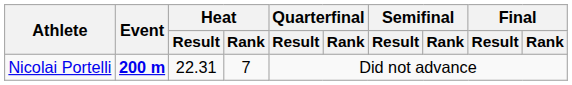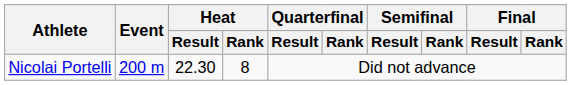(142, 68) bold -> (142, 68) normal
(196, 68) 22.31 -> (195, 68) 22.30
(246, 68) 7 -> (245, 68) 8
